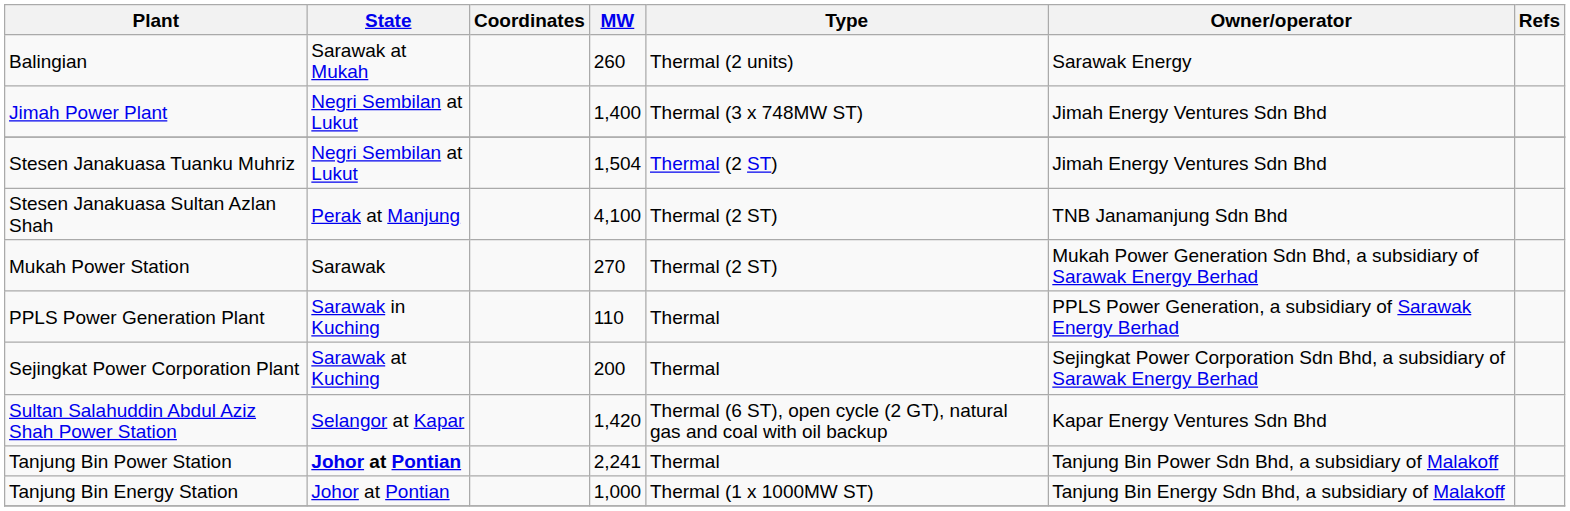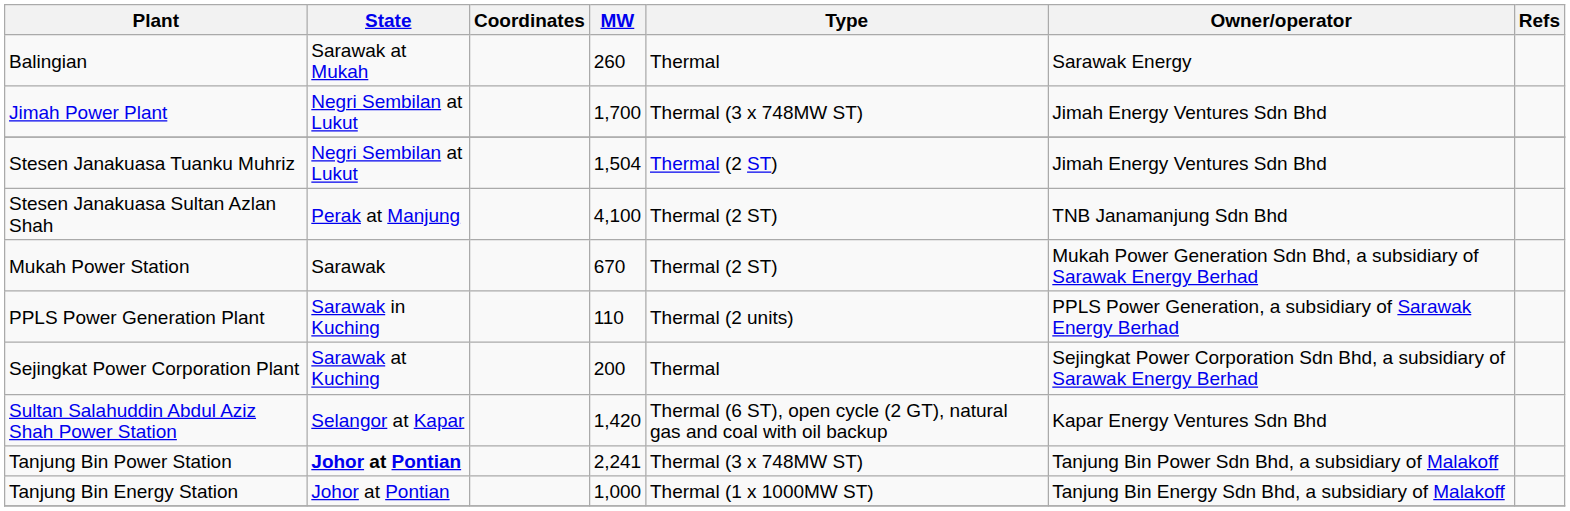(722, 61) Thermal (2 units) -> (685, 61) Thermal
(617, 112) 1,400 -> (617, 112) 1,700
(609, 266) 270 -> (609, 266) 670
(685, 317) Thermal -> (722, 317) Thermal (2 units)
(685, 461) Thermal -> (757, 461) Thermal (3 x 748MW ST)
